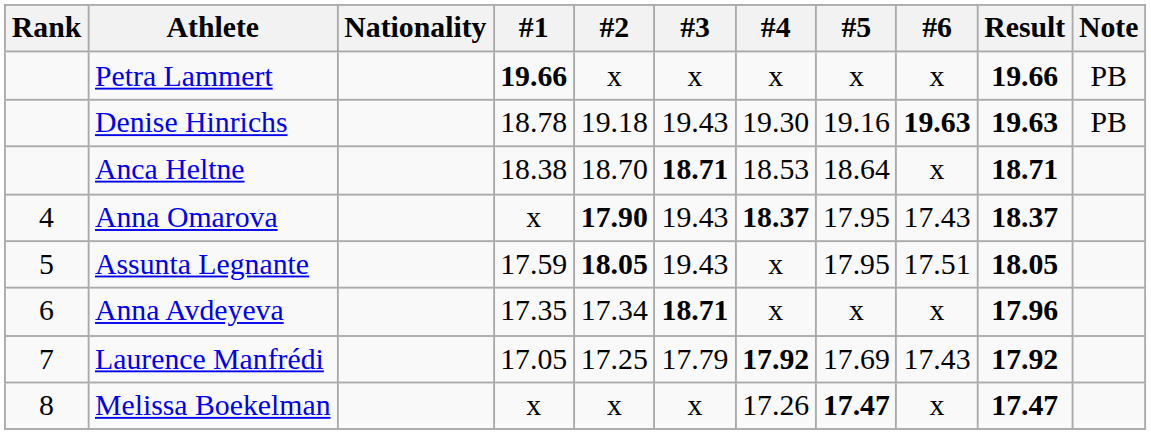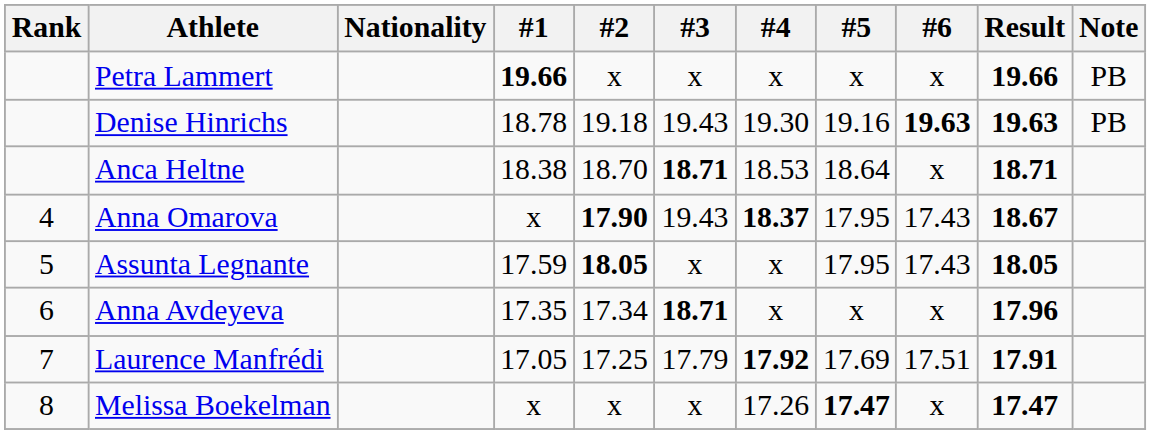(1025, 216) 18.37 -> (1025, 216) 18.67
(695, 264) 19.43 -> (695, 264) x
(937, 264) 17.51 -> (937, 264) 17.43
(937, 358) 17.43 -> (937, 358) 17.51
(1025, 358) 17.92 -> (1025, 358) 17.91
